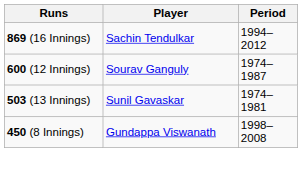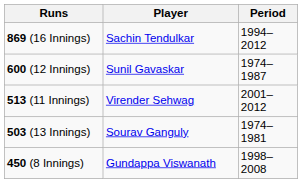(147, 69) Sourav Ganguly -> (145, 69) Sunil Gavaskar
+ row: (48, 100)
(145, 100) Sunil Gavaskar -> (147, 132) Sourav Ganguly
